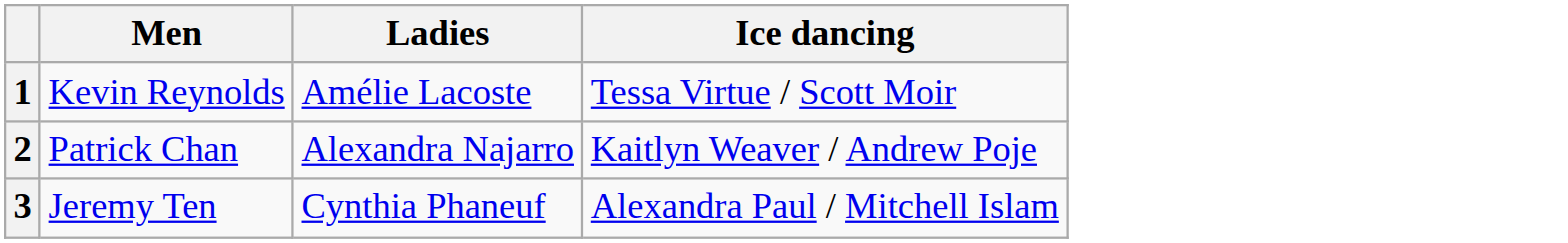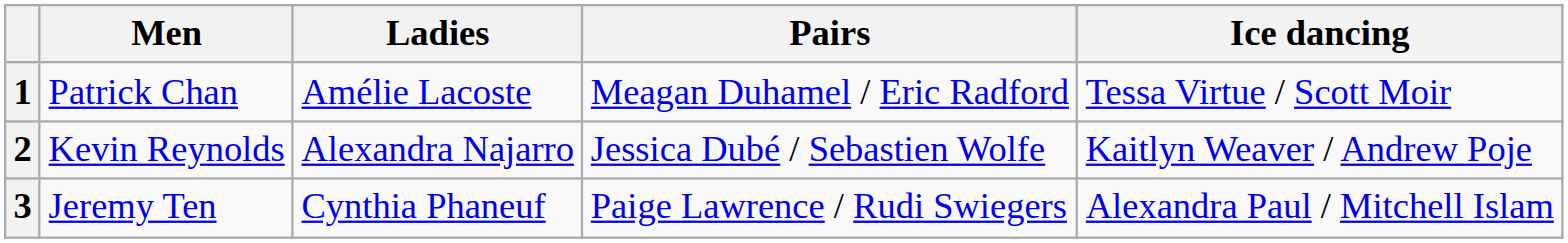+ column: (830, 33)
(167, 91) Kevin Reynolds -> (143, 91) Patrick Chan
(143, 149) Patrick Chan -> (167, 149) Kevin Reynolds
